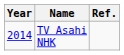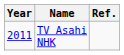(19, 36) 2014 -> (19, 36) 2011
